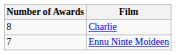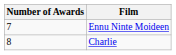rows swapped: (103, 27) <-> (129, 42)
